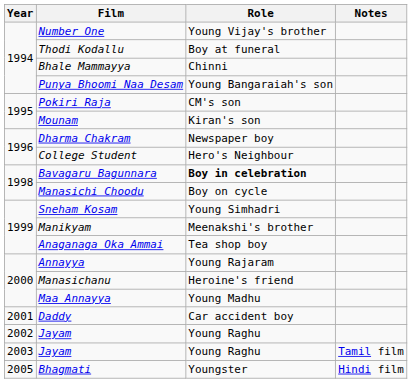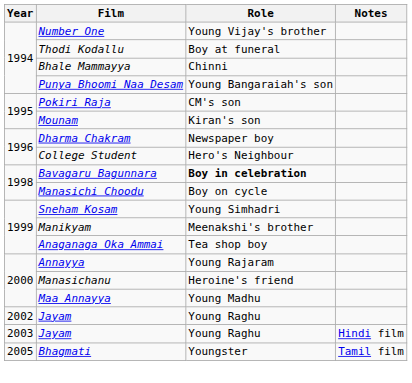- row: (20, 316)
(371, 351) Tamil film -> (371, 334) Hindi film
(371, 369) Hindi film -> (371, 351) Tamil film
